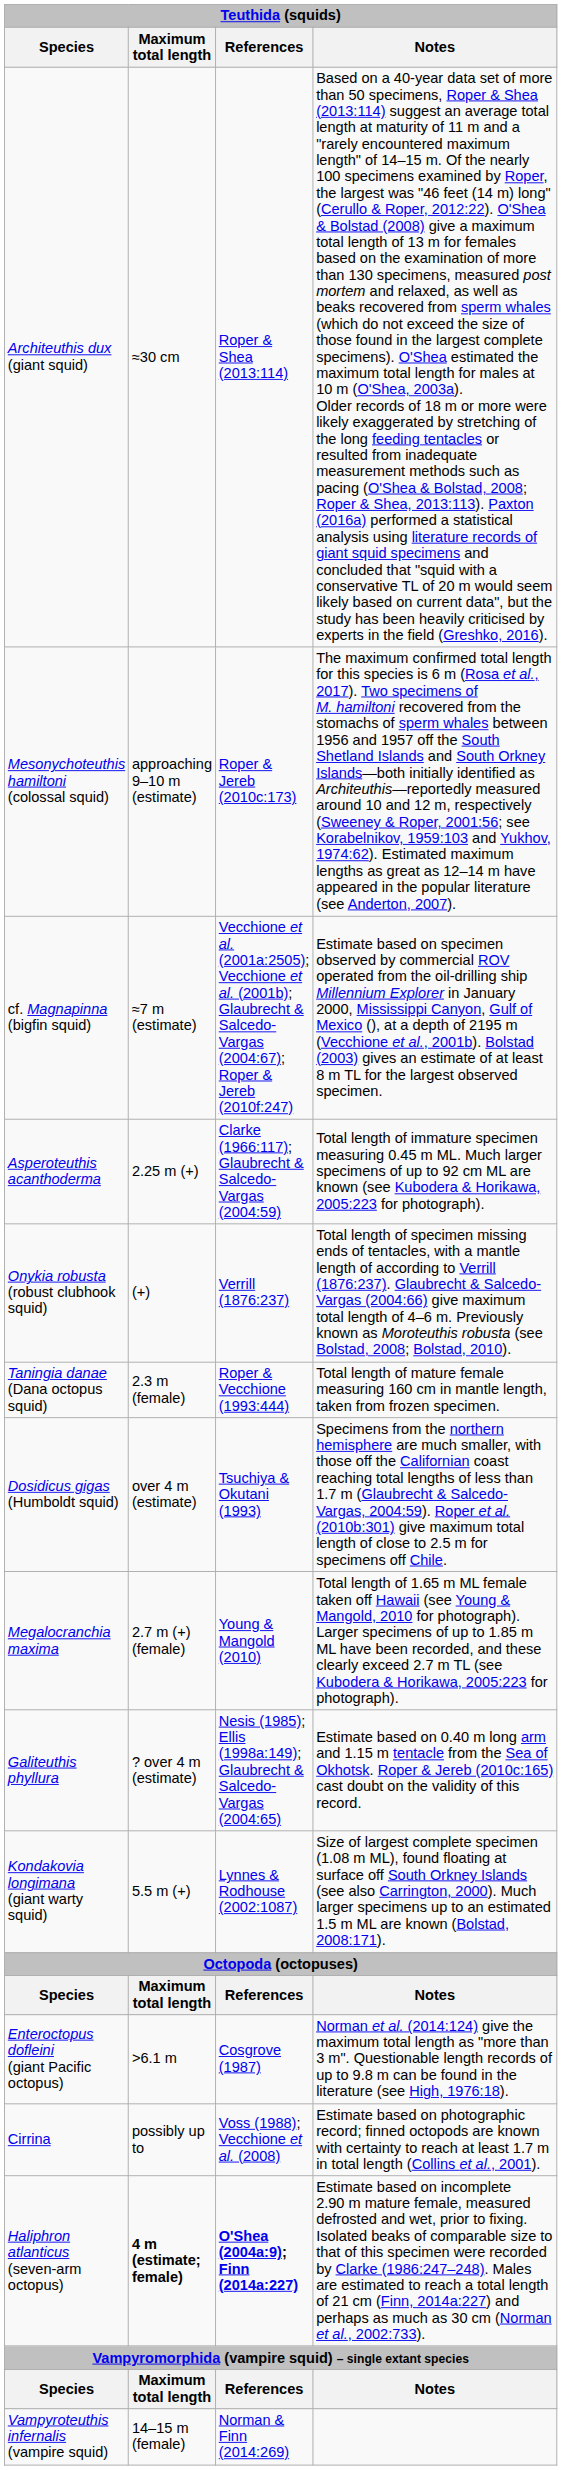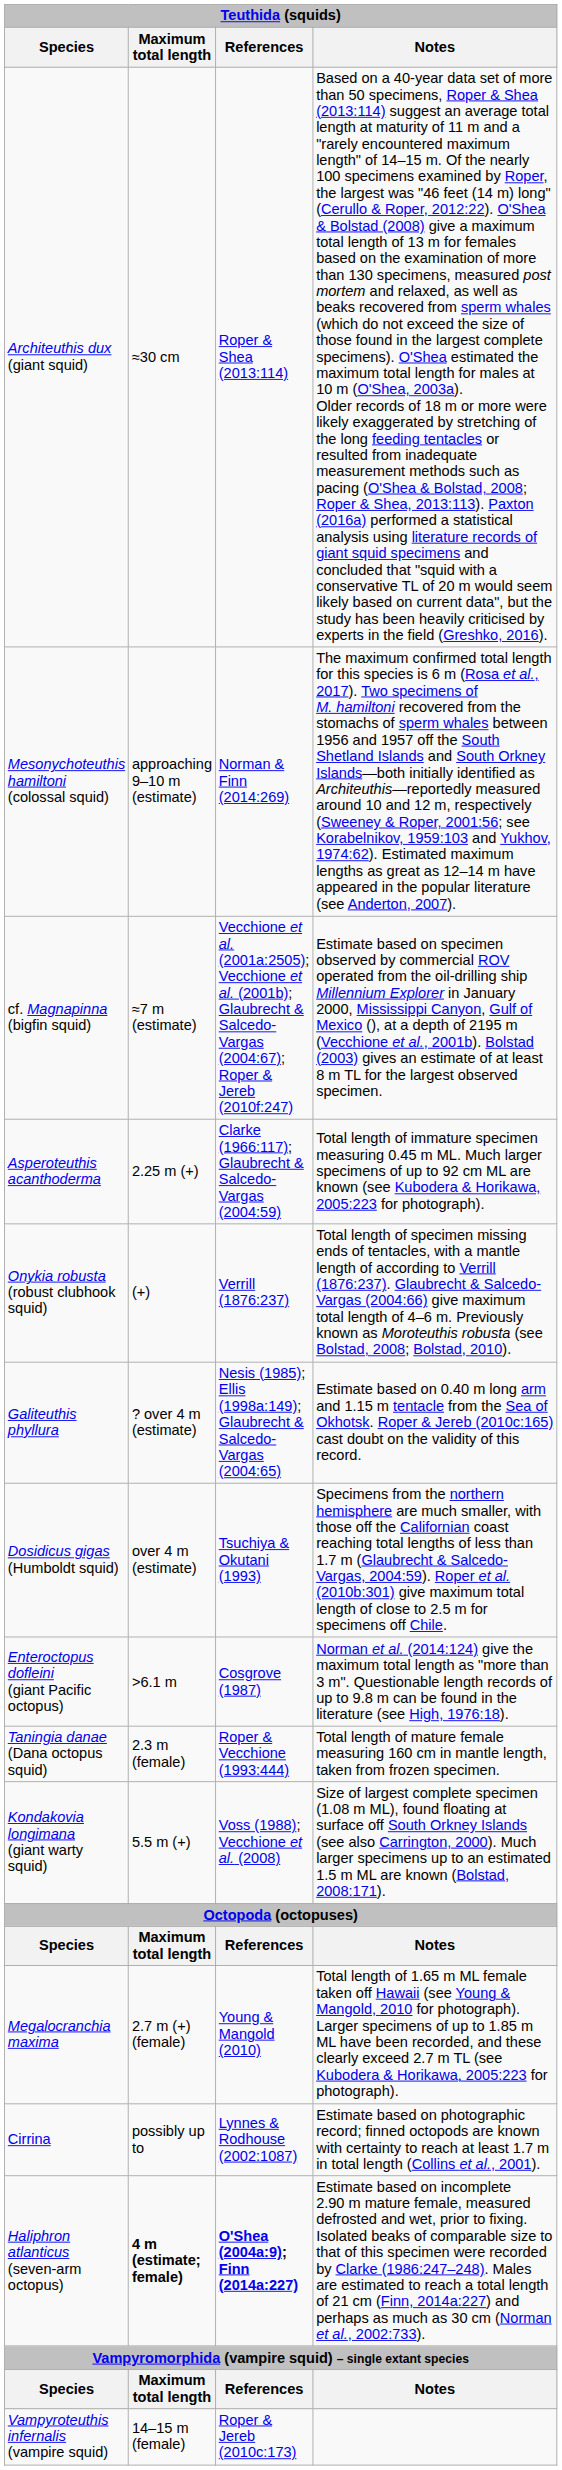(258, 781) Roper & Jereb (2010c:173) -> (254, 781) Norman & Finn (2014:269)
rows swapped: (42, 1770) <-> (57, 1389)
rows swapped: (59, 1640) <-> (51, 2059)
(258, 1891) Lynnes & Rodhouse (2002:1087) -> (260, 1842) Voss (1988); Vecchione et al. (2008)
(260, 2139) Voss (1988); Vecchione et al. (2008) -> (258, 2139) Lynnes & Rodhouse (2002:1087)
(254, 2436) Norman & Finn (2014:269) -> (258, 2436) Roper & Jereb (2010c:173)
